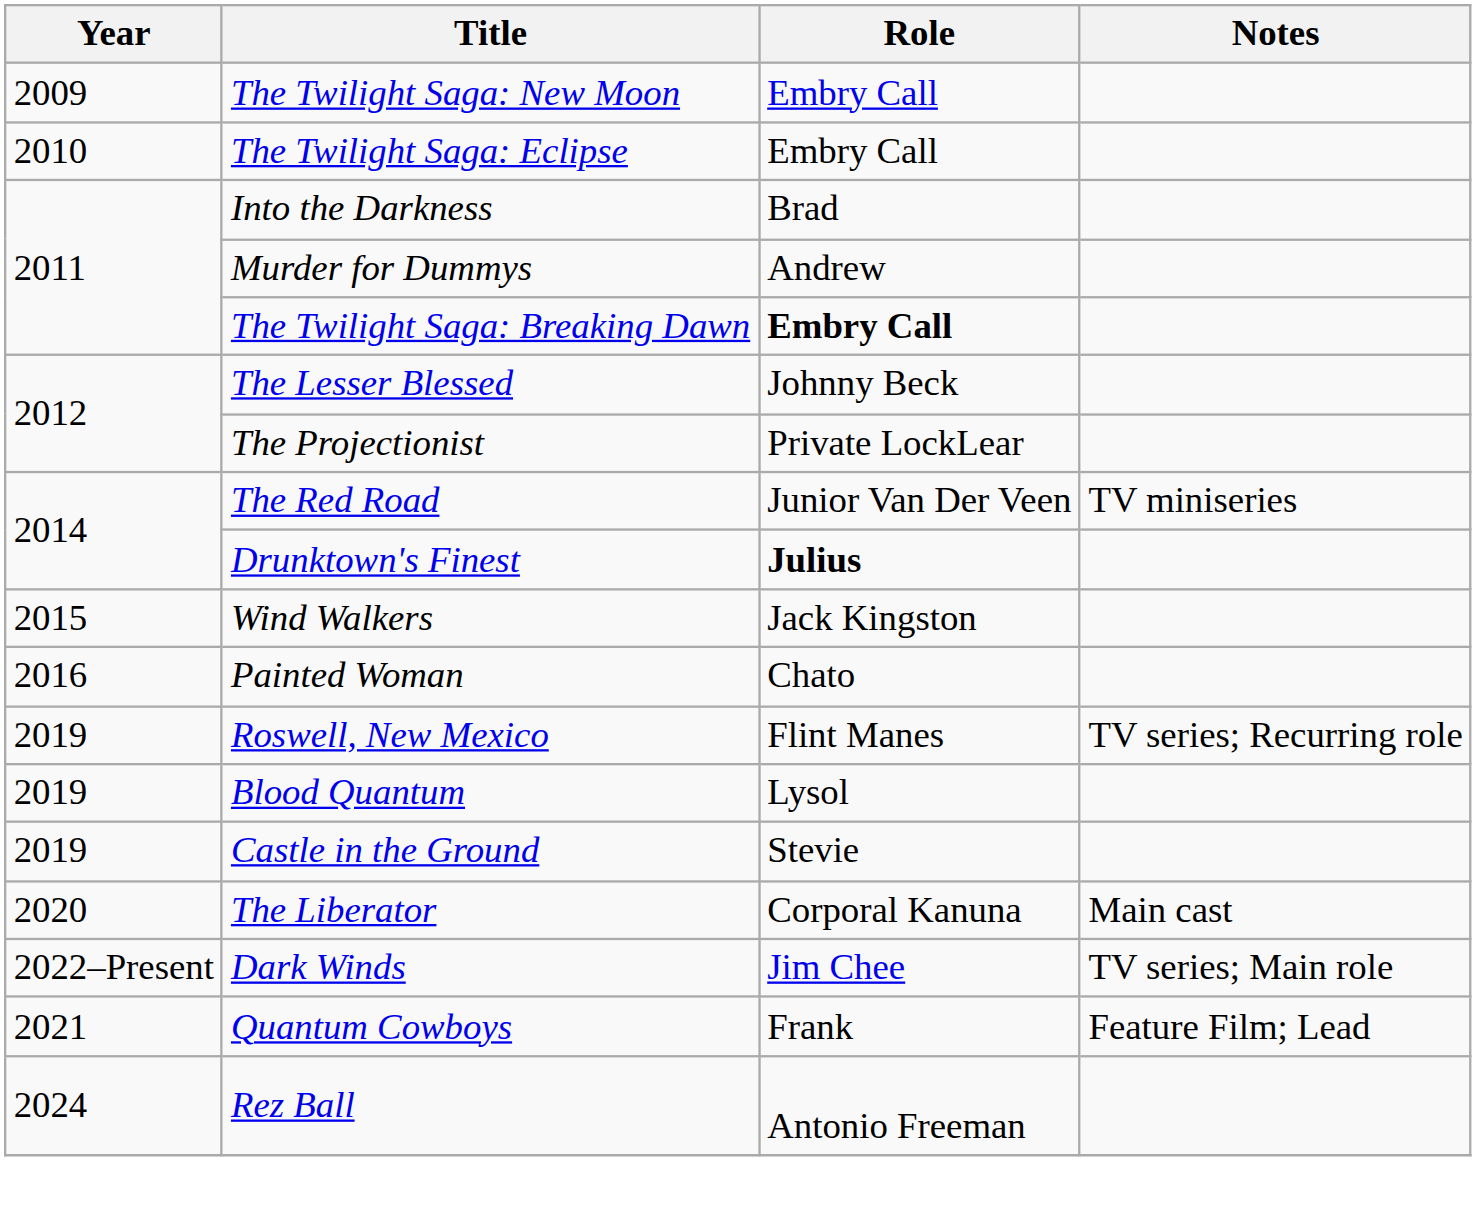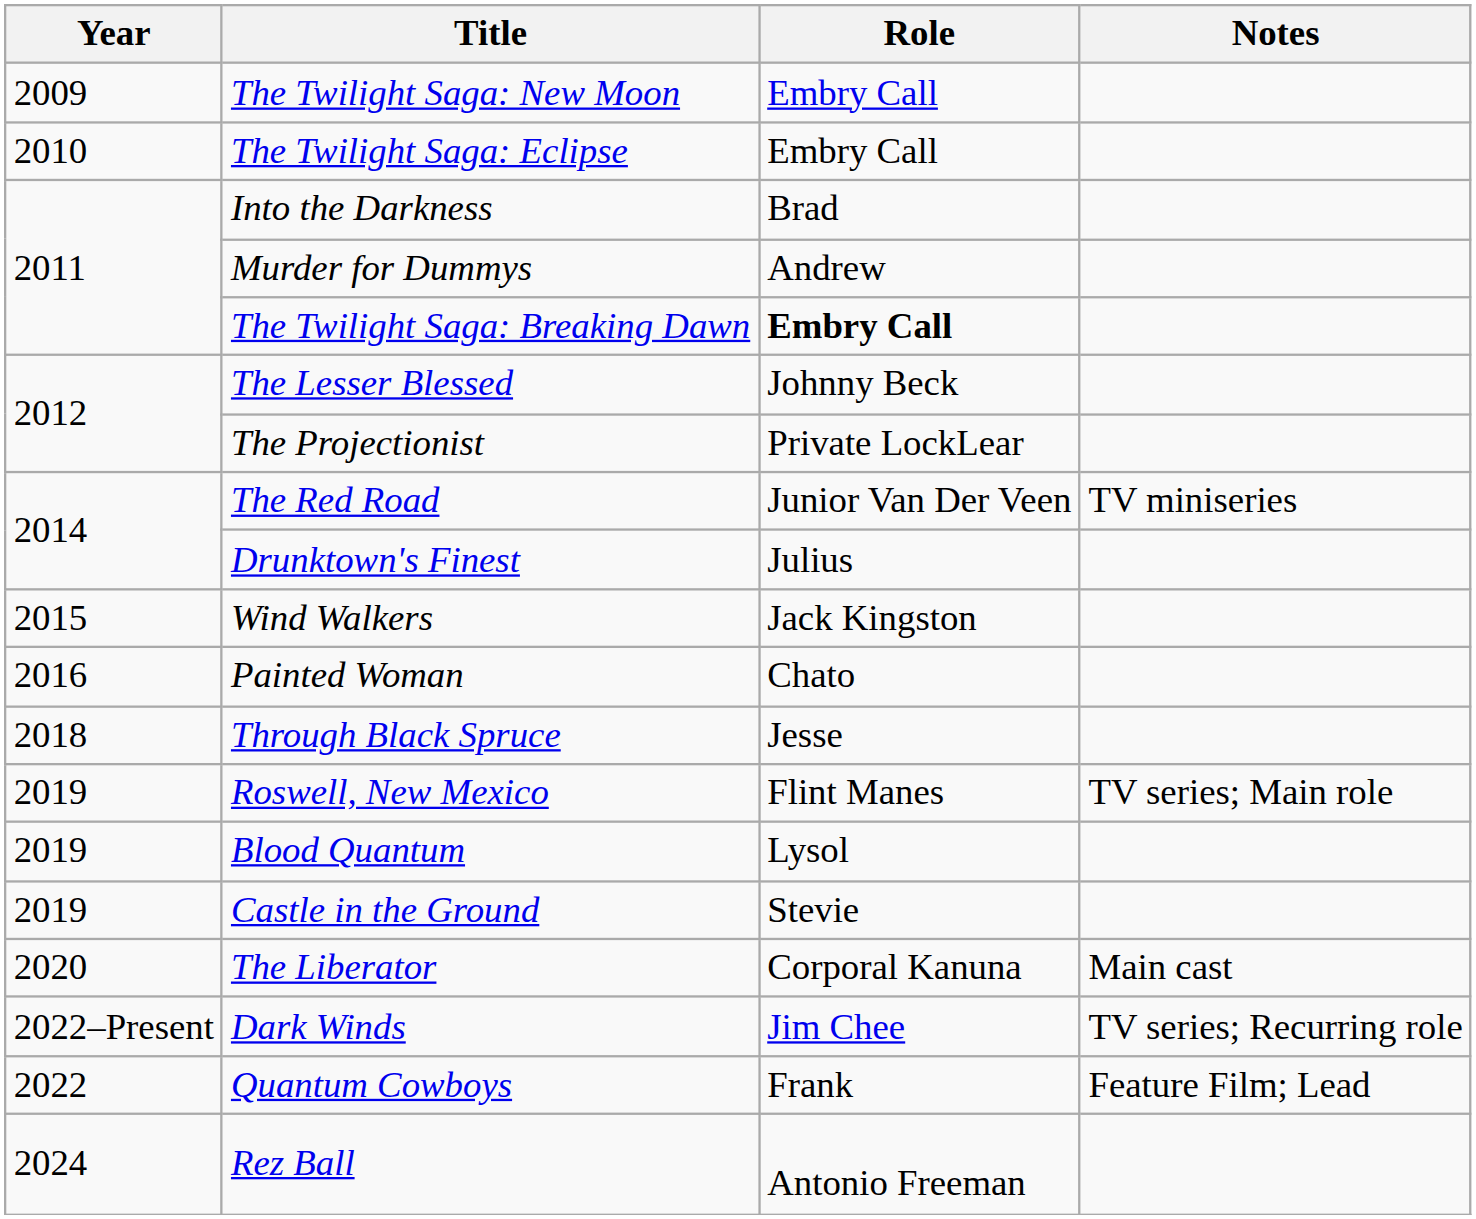(814, 558) bold -> (810, 558) normal
+ row: (396, 734)
(1276, 734) TV series; Recurring role -> (1241, 792) TV series; Main role
(1241, 967) TV series; Main role -> (1276, 1025) TV series; Recurring role
(50, 1025) 2021 -> (50, 1084) 2022
